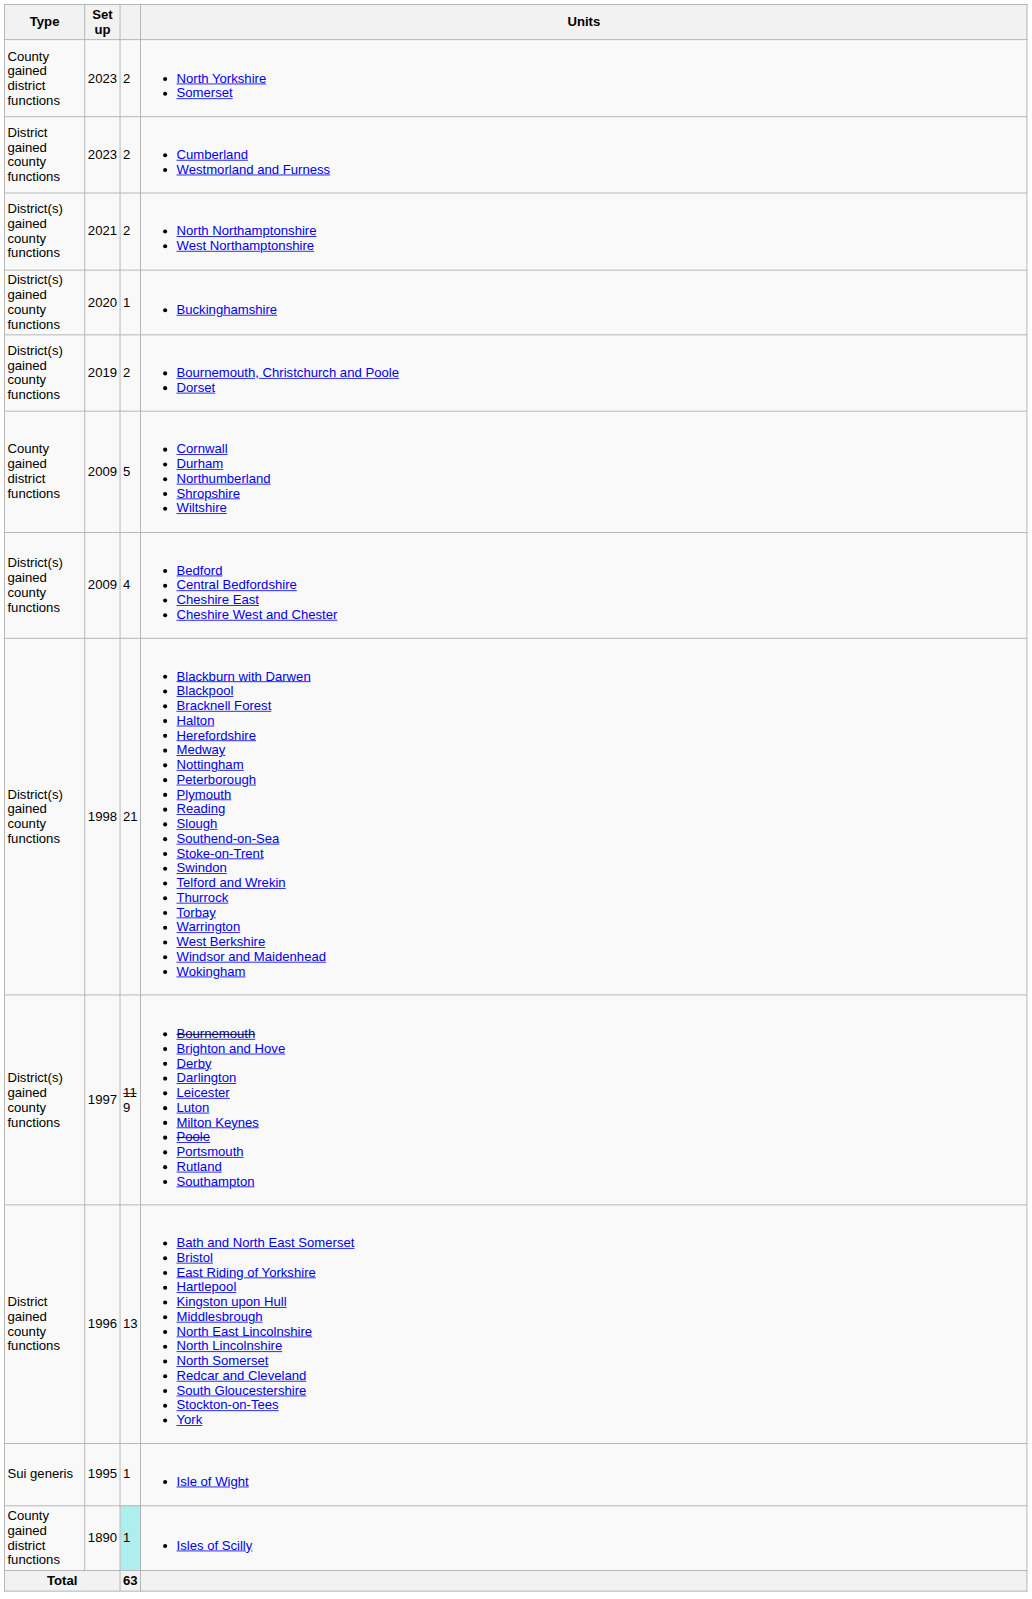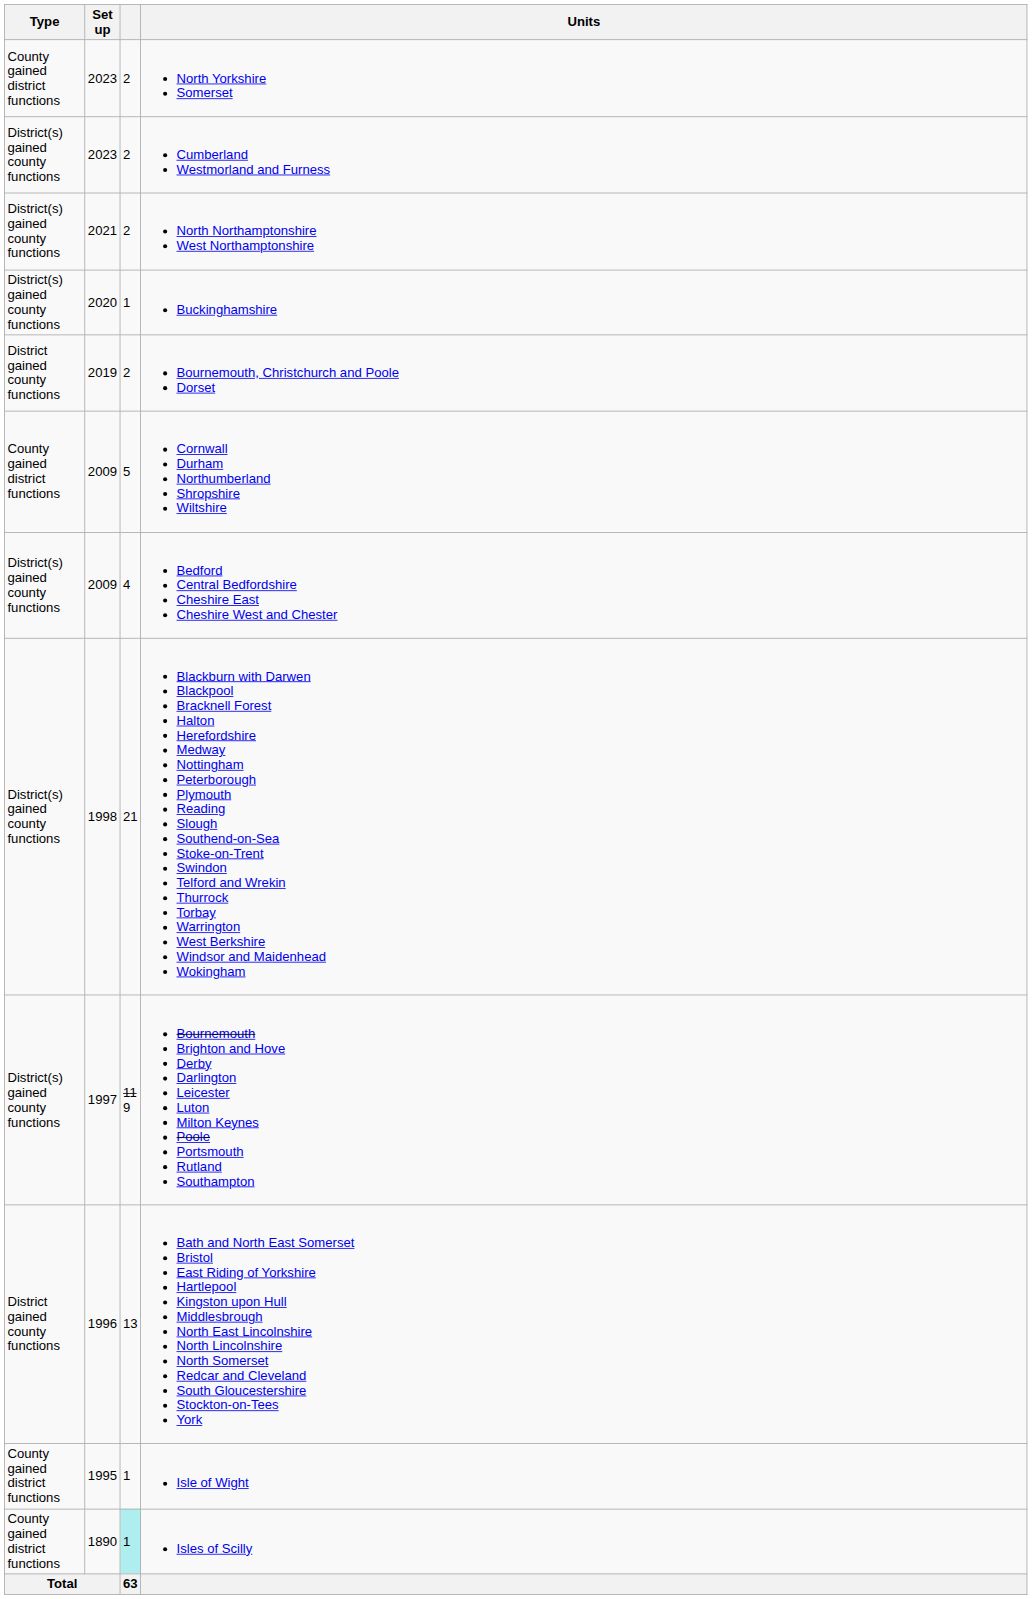(34, 154) District gained county functions -> (35, 154) District(s) gained county functions
(35, 373) District(s) gained county functions -> (34, 373) District gained county functions
(40, 1474) Sui generis -> (34, 1476) County gained district functions
